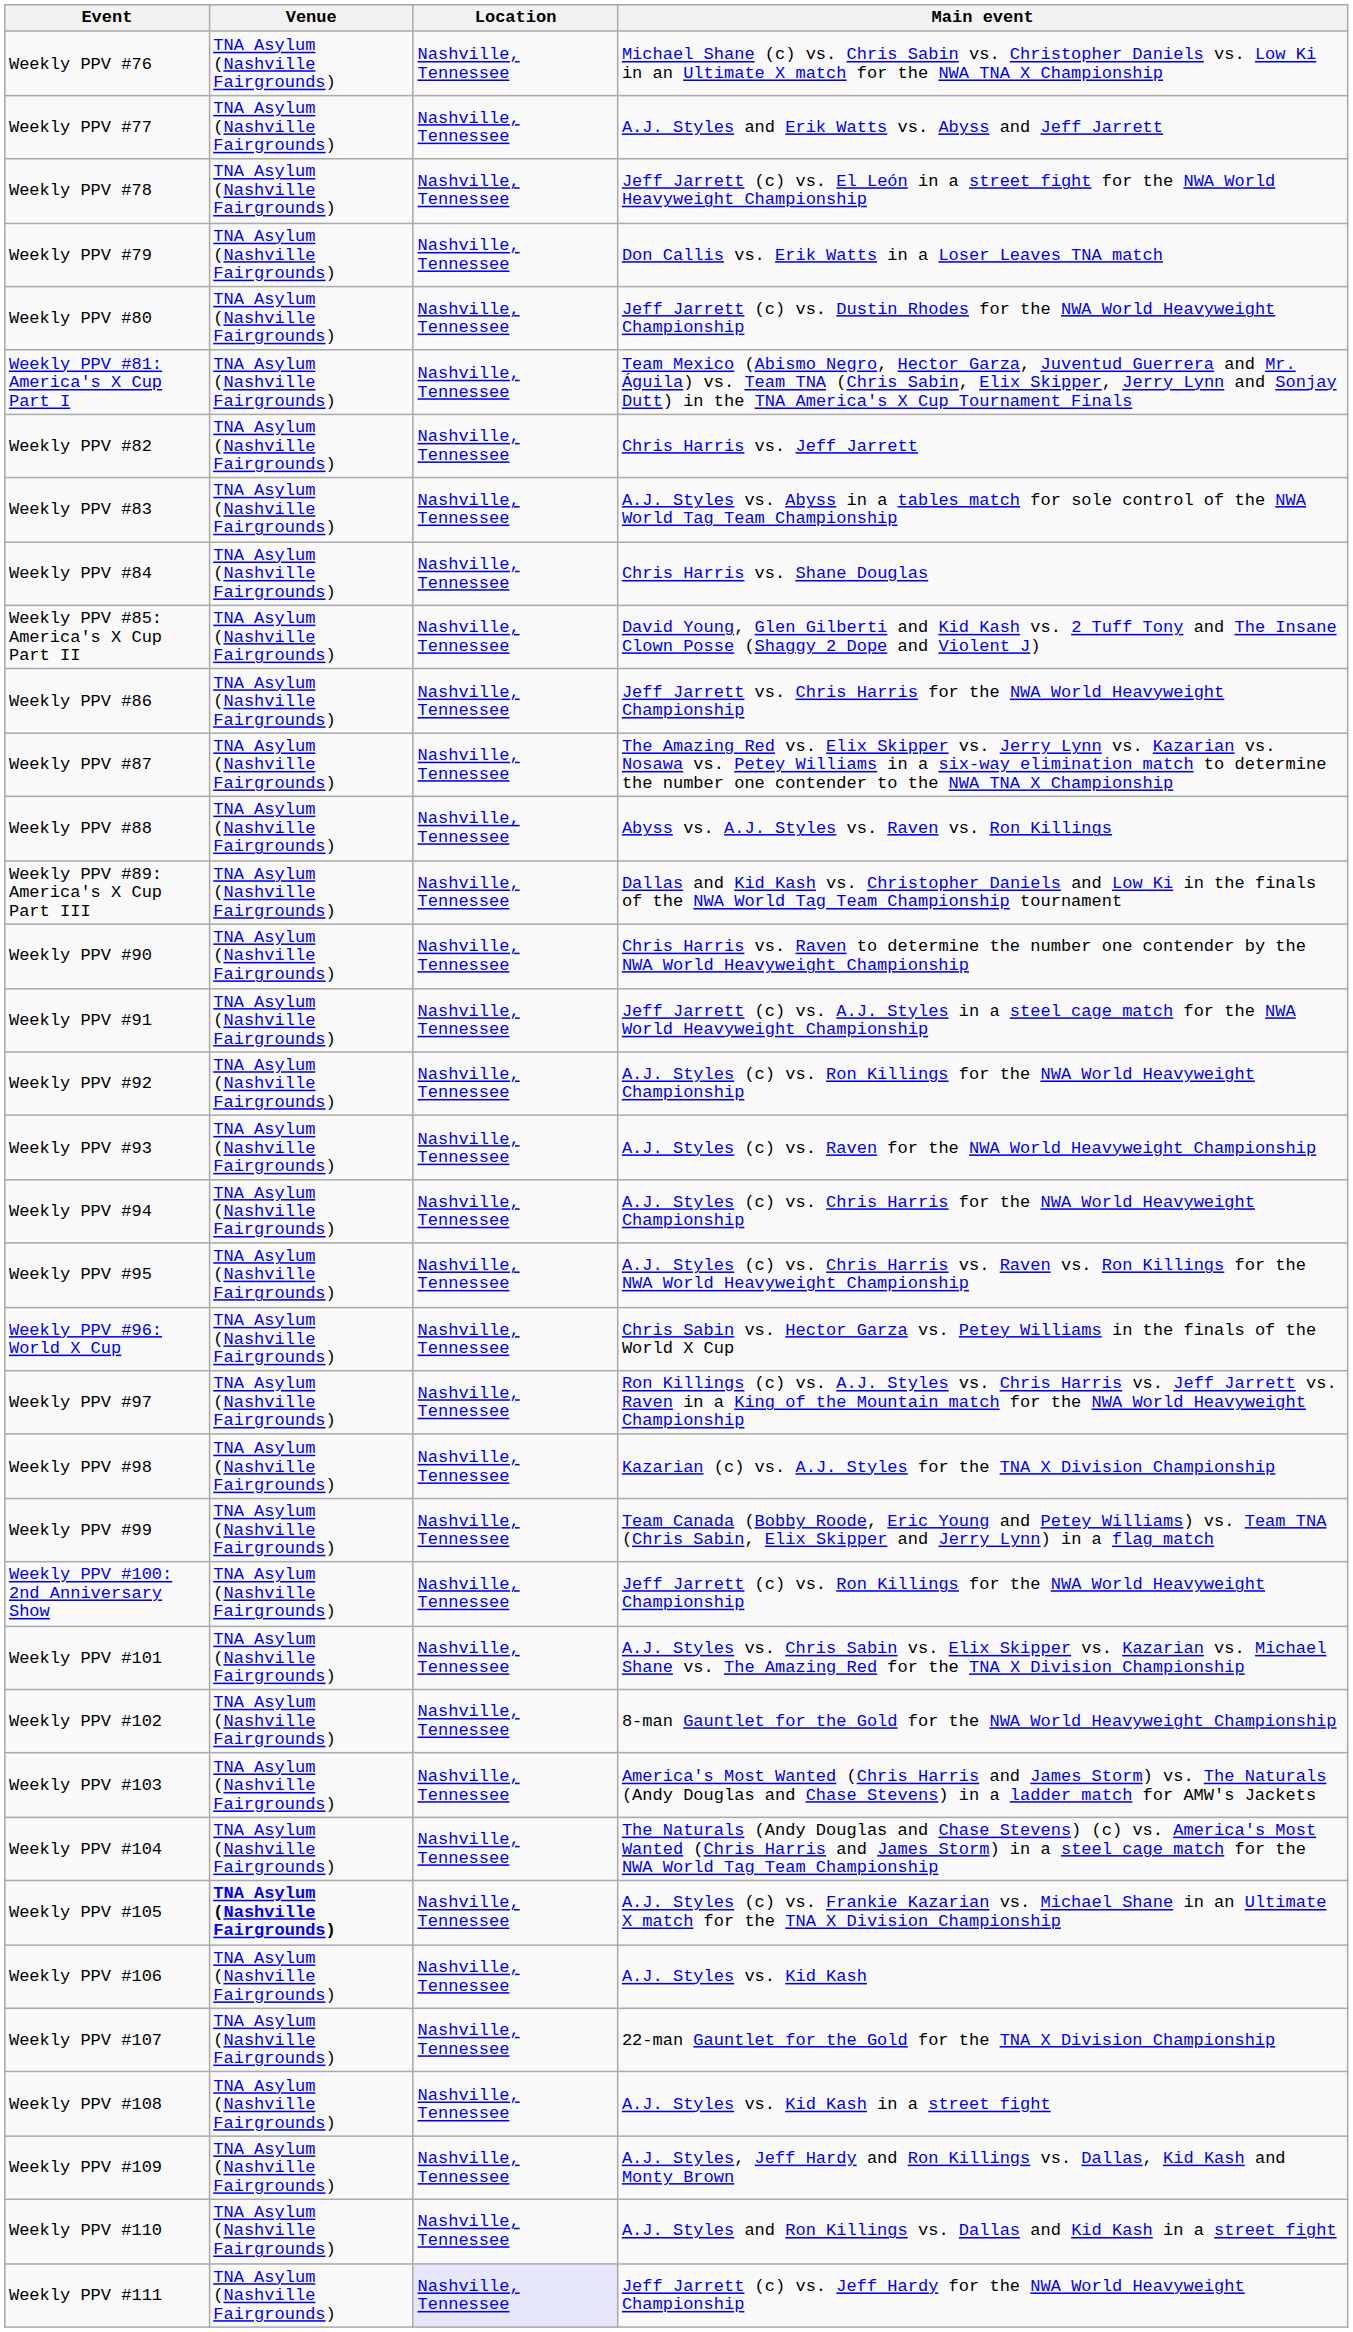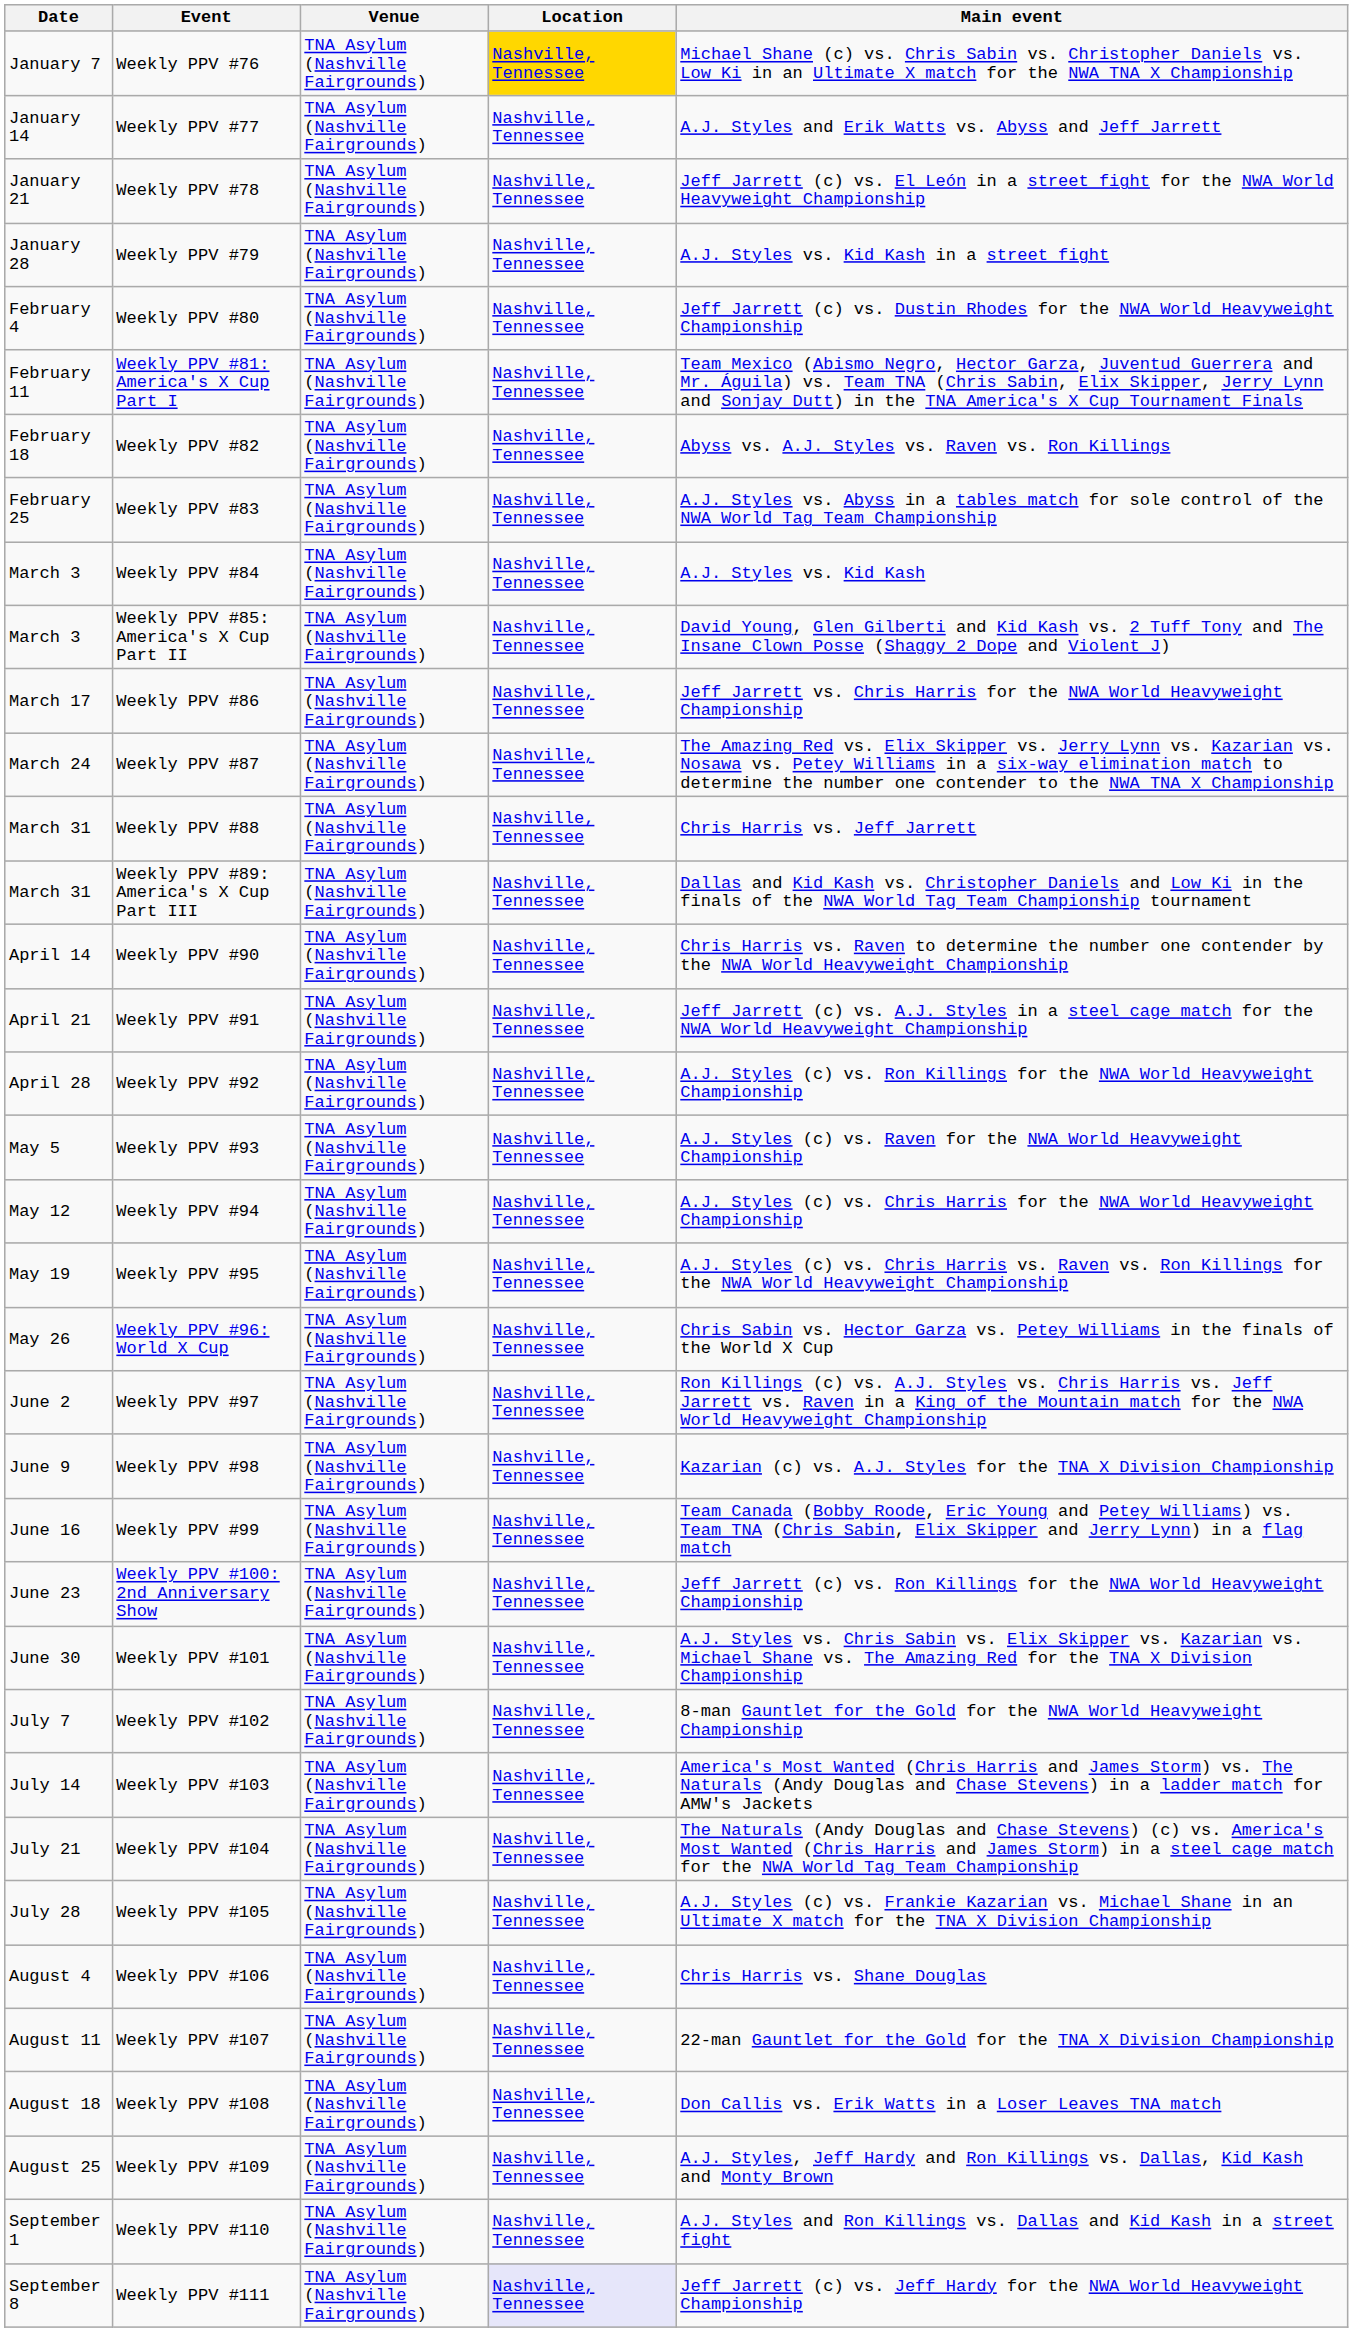+ column: (58, 18)
(469, 64) no background -> (543, 64) gold background
(892, 255) Don Callis vs. Erik Watts in a Loser Leaves TNA match -> (895, 255) A.J. Styles vs. Kid Kash in a street fight
(770, 446) Chris Harris vs. Jeff Jarrett -> (925, 446) Abyss vs. A.J. Styles vs. Raven vs. Ron Killings
(775, 574) Chris Harris vs. Shane Douglas -> (803, 574) A.J. Styles vs. Kid Kash
(867, 829) Abyss vs. A.J. Styles vs. Raven vs. Ron Killings -> (828, 829) Chris Harris vs. Jeff Jarrett
(275, 1913) bold -> (366, 1913) normal
(744, 1976) A.J. Styles vs. Kid Kash -> (833, 1976) Chris Harris vs. Shane Douglas
(836, 2104) A.J. Styles vs. Kid Kash in a street fight -> (951, 2104) Don Callis vs. Erik Watts in a Loser Leaves TNA match
